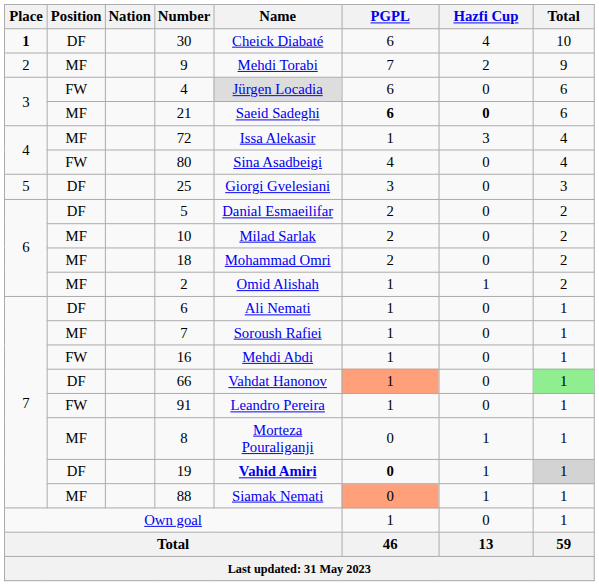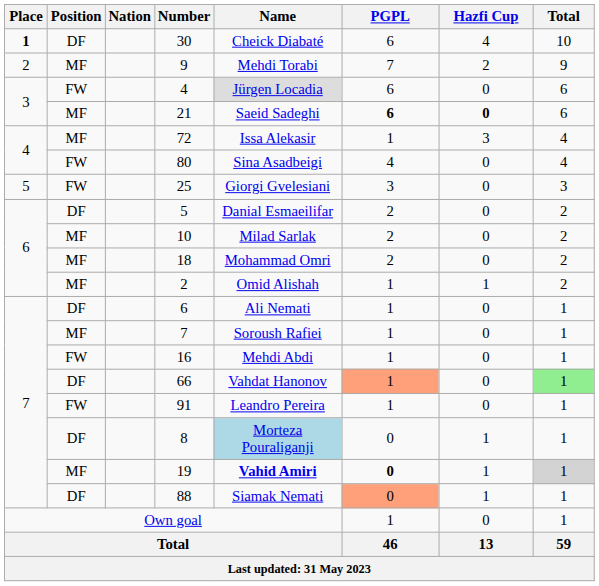(76, 187) DF -> (76, 187) FW
(76, 438) MF -> (76, 438) DF
(278, 438) no background -> (278, 438) lightblue background
(76, 471) DF -> (76, 471) MF
(76, 496) MF -> (76, 496) DF
